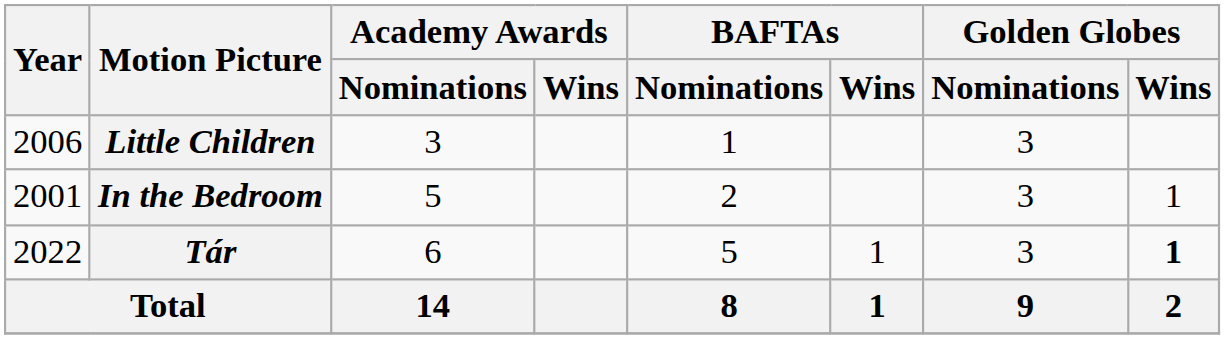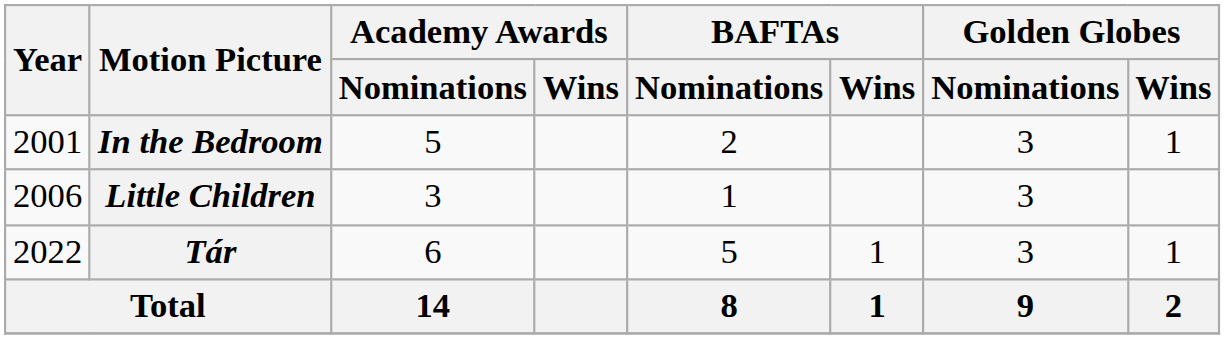rows swapped: (210, 196) <-> (210, 141)
(1173, 251) bold -> (1173, 251) normal
